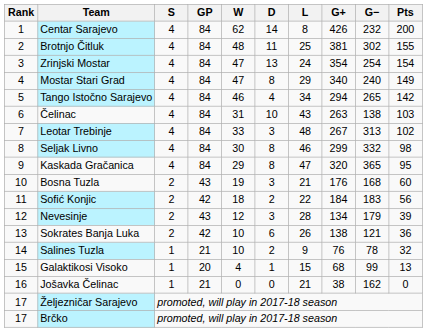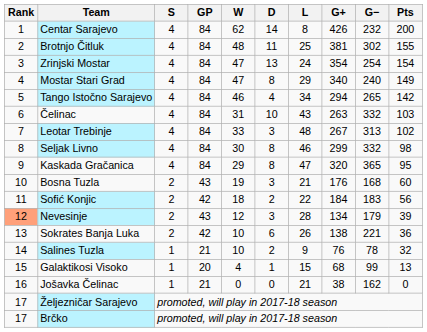(372, 115) 138 -> (372, 115) 332
(21, 217) no background -> (21, 217) lightsalmon background
(372, 234) 121 -> (372, 234) 221
